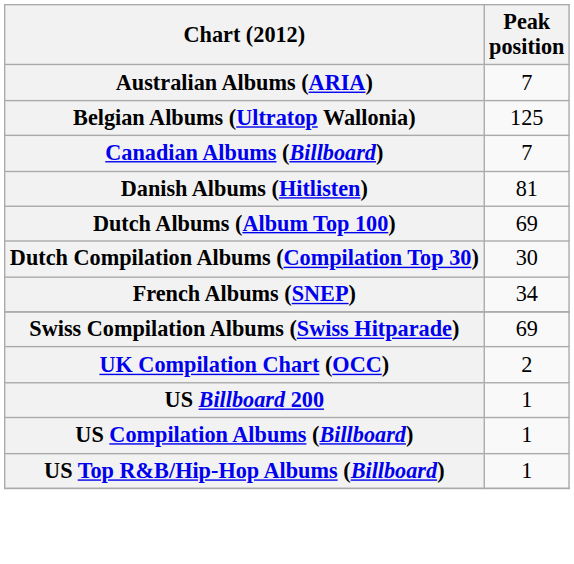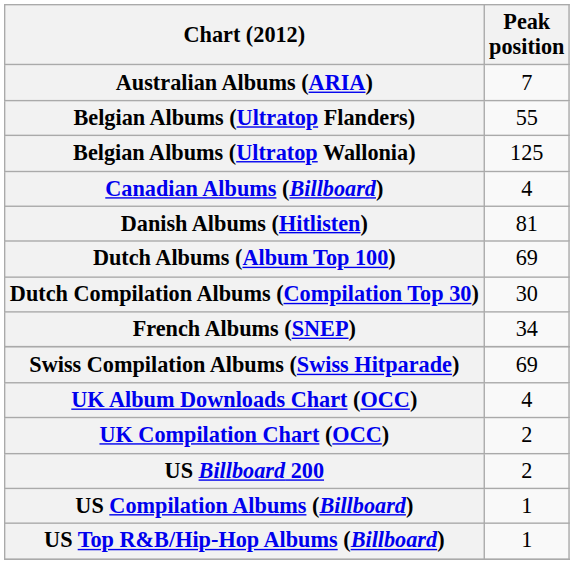+ row: (244, 117)
(527, 152) 7 -> (527, 188) 4
+ row: (244, 399)
(527, 399) 1 -> (527, 470) 2
